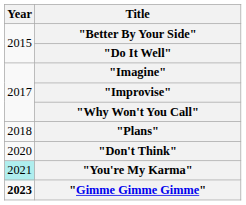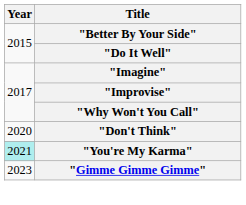- row: (138, 131)
(20, 190) bold -> (20, 170) normal
